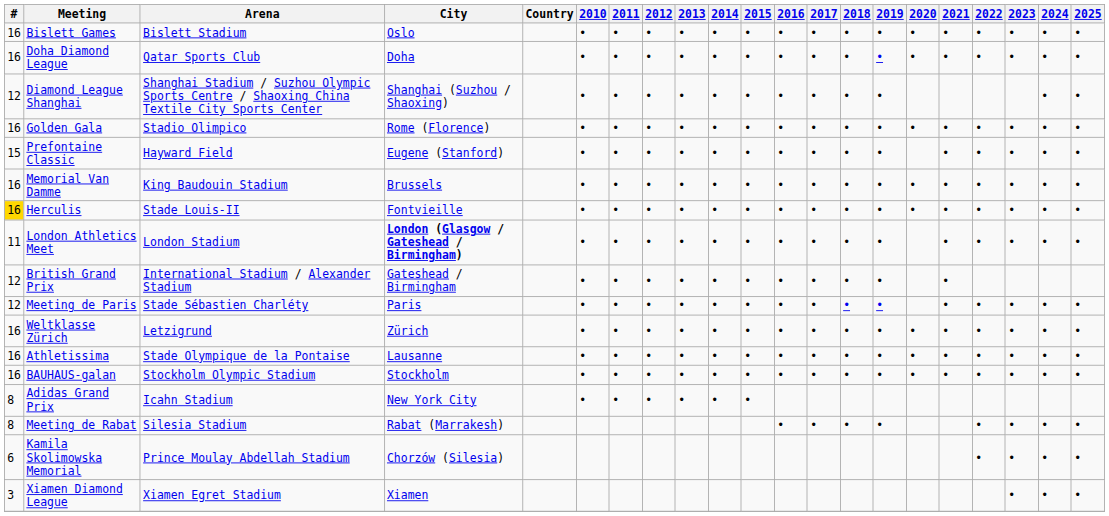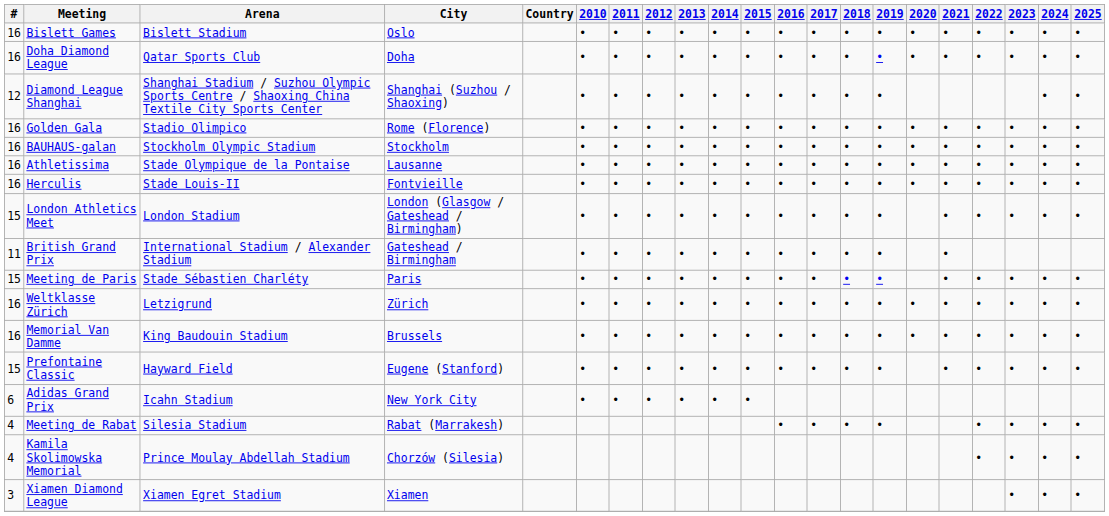rows swapped: (64, 153) <-> (71, 375)
rows swapped: (68, 356) <-> (68, 185)
(14, 210) gold background -> (14, 184) no background
(14, 242) 11 -> (14, 216) 15
(446, 242) bold -> (446, 216) normal
(14, 281) 12 -> (14, 254) 11
(14, 306) 12 -> (14, 279) 15
(11, 400) 8 -> (11, 400) 6
(11, 425) 8 -> (11, 425) 4
(11, 457) 6 -> (11, 457) 4
